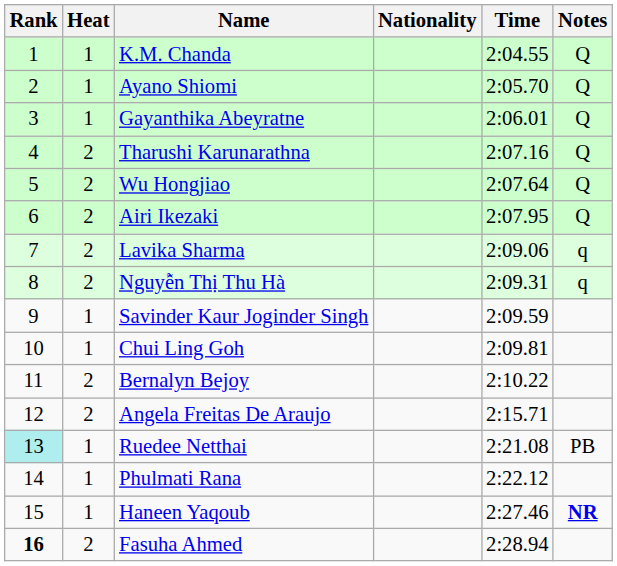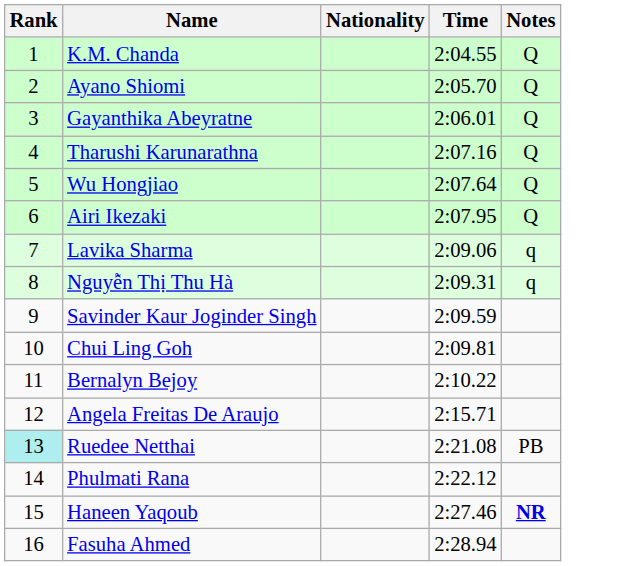- column: (88, 20)
(33, 544) bold -> (33, 544) normal
